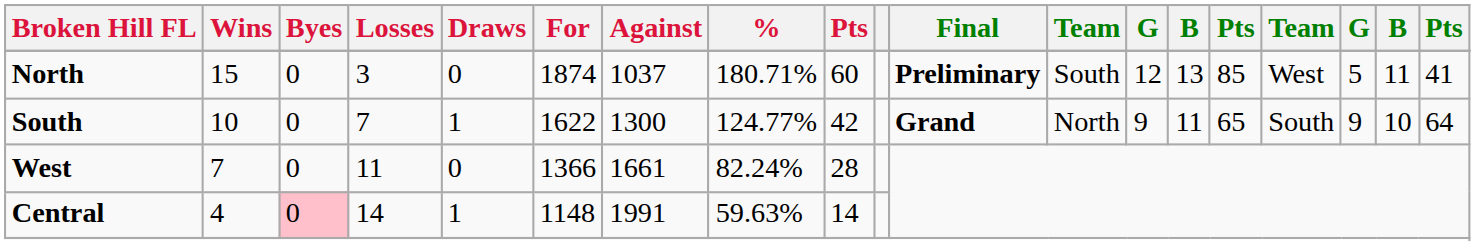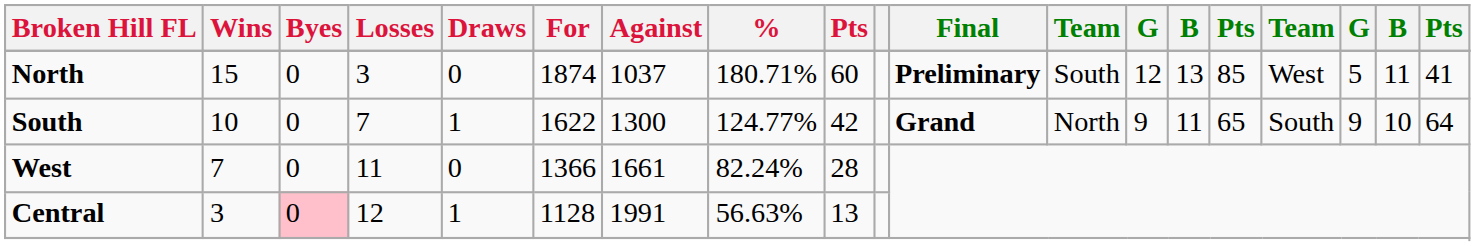(217, 214) 4 -> (217, 214) 3
(370, 214) 14 -> (370, 214) 12
(567, 214) 1148 -> (567, 214) 1128
(759, 214) 59.63% -> (759, 214) 56.63%
(845, 214) 14 -> (845, 214) 13
